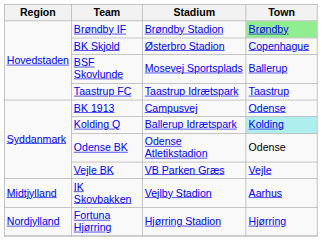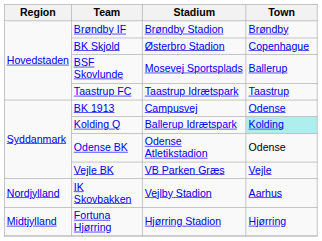(269, 29) lightgreen background -> (269, 29) no background
(32, 193) Midtjylland -> (33, 193) Nordjylland
(33, 221) Nordjylland -> (32, 221) Midtjylland
